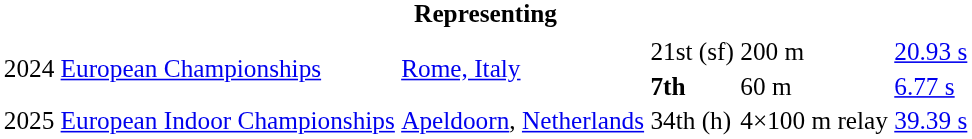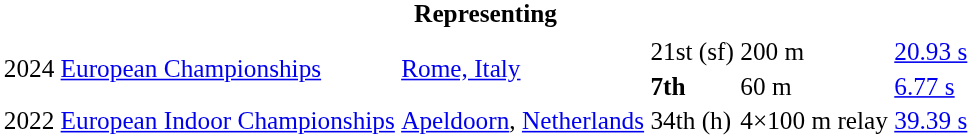(29, 121) 2025 -> (29, 121) 2022
